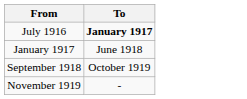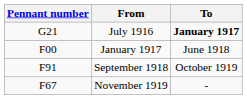+ column: (48, 13)
